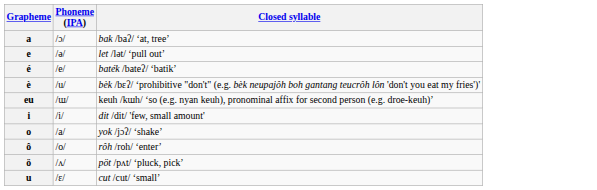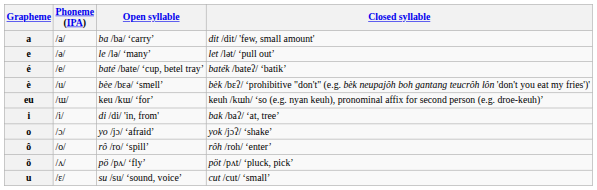+ column: (151, 17)
(60, 38) /ɔ/ -> (60, 38) /a/
(134, 38) bak /baʔ/ ‘at, tree’ -> (262, 38) dit /dit/ 'few, small amount'
(152, 116) dit /dit/ 'few, small amount' -> (244, 116) bak /baʔ/ ‘at, tree’
(60, 131) /a/ -> (60, 131) /ɔ/
